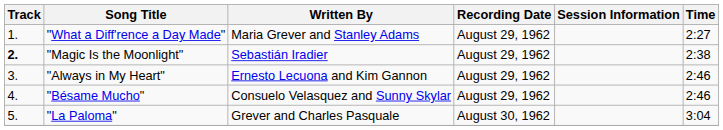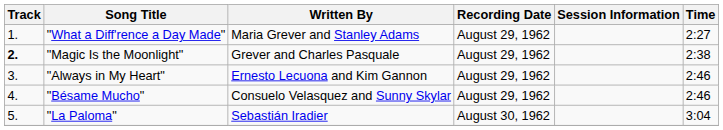(279, 55) Sebastián Iradier -> (315, 55) Grever and Charles Pasquale
(315, 116) Grever and Charles Pasquale -> (279, 116) Sebastián Iradier
